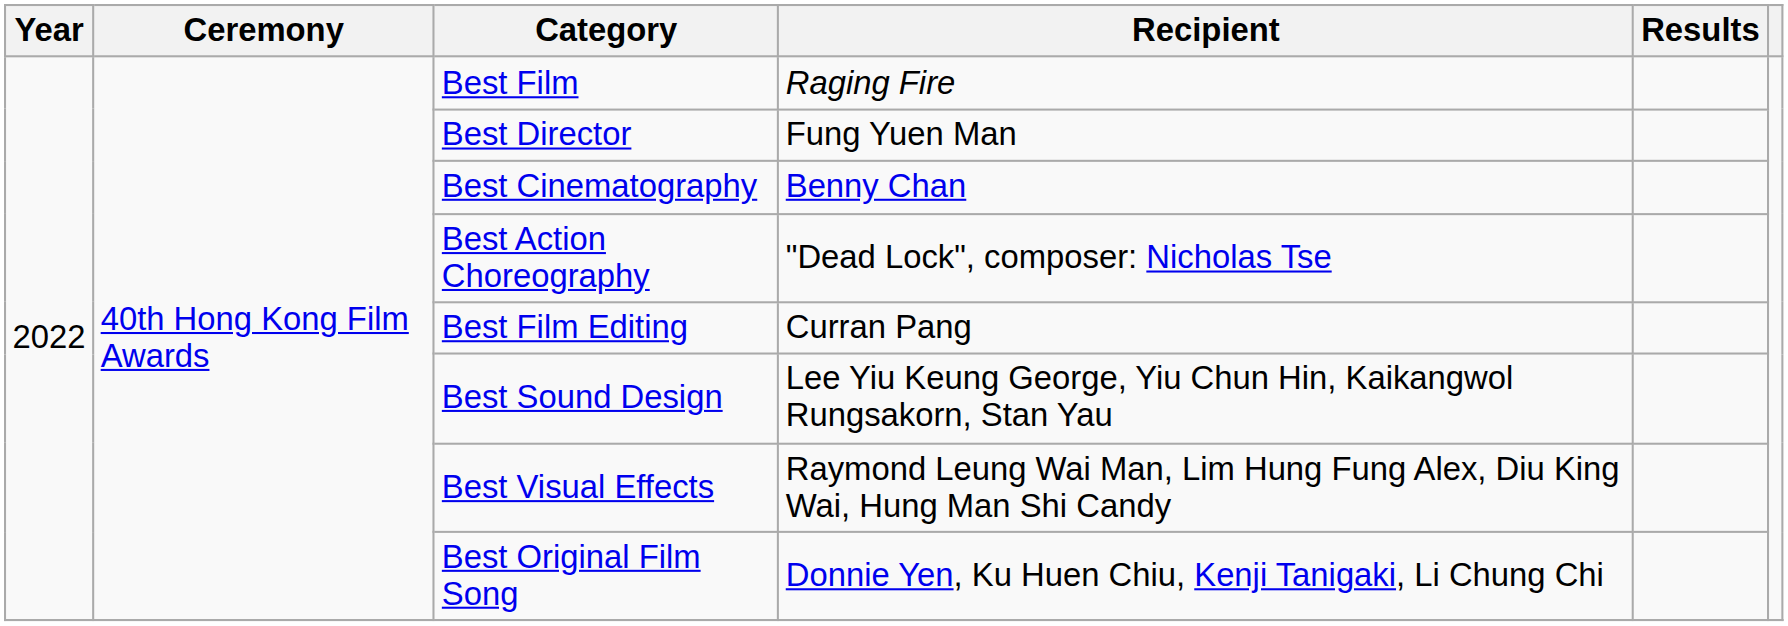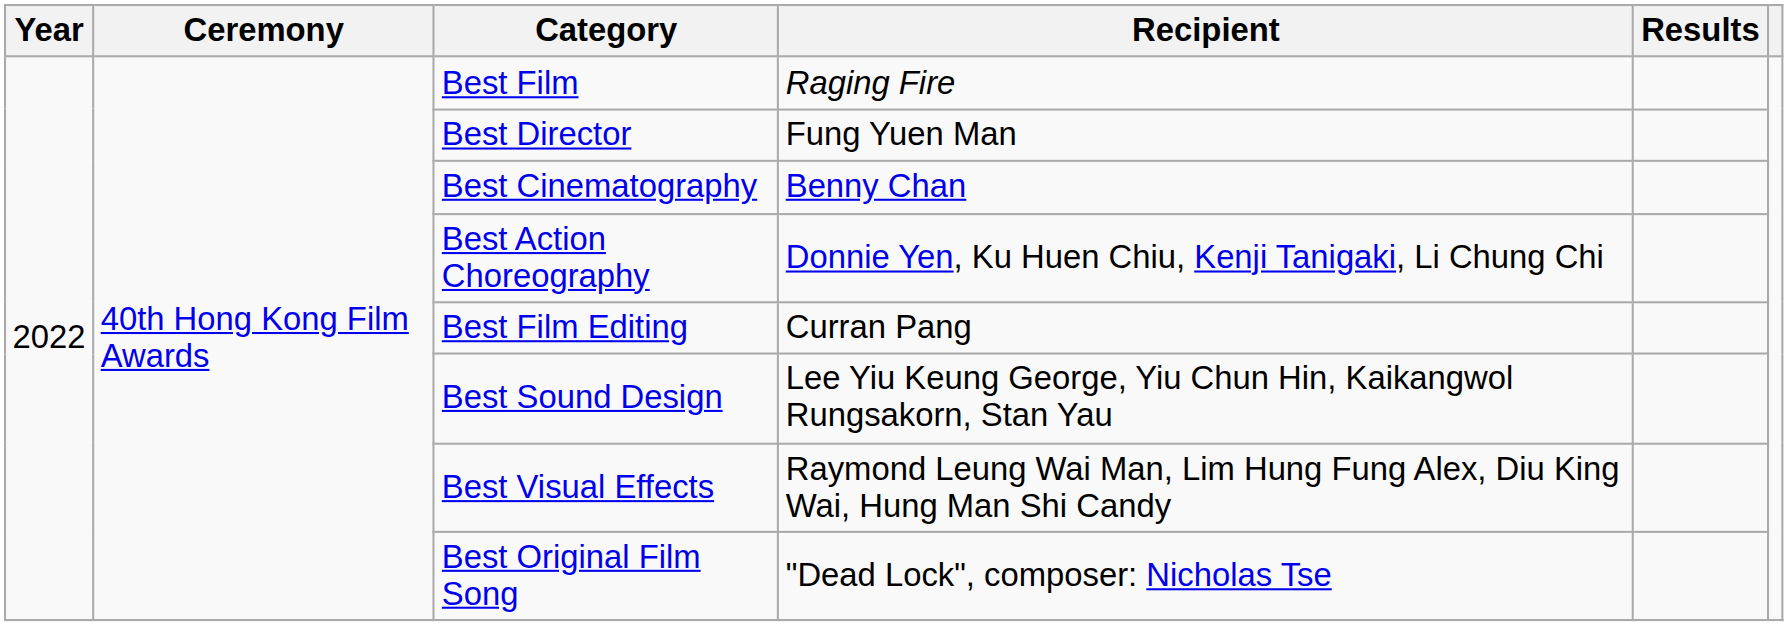(1059, 257) "Dead Lock", composer: Nicholas Tse -> (1195, 257) Donnie Yen, Ku Huen Chiu, Kenji Tanigaki, Li Chung Chi
(1195, 575) Donnie Yen, Ku Huen Chiu, Kenji Tanigaki, Li Chung Chi -> (1059, 575) "Dead Lock", composer: Nicholas Tse
